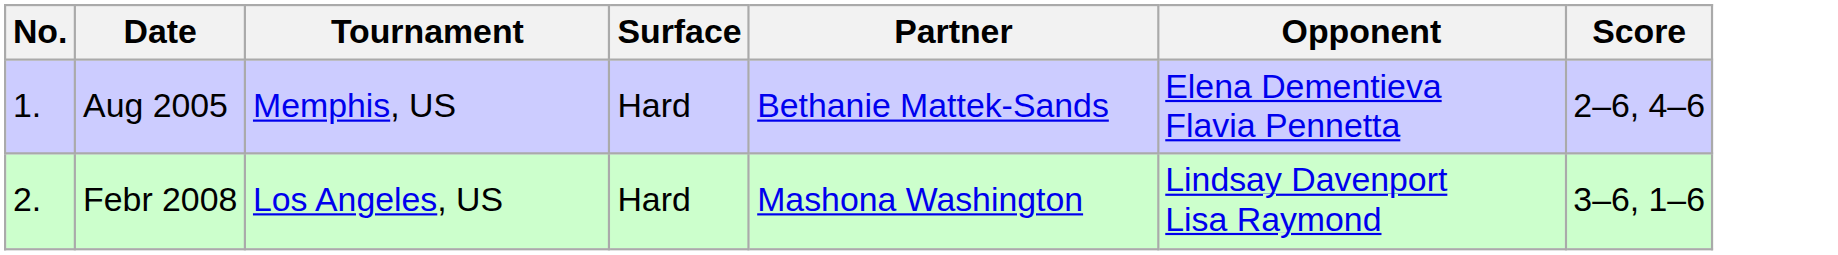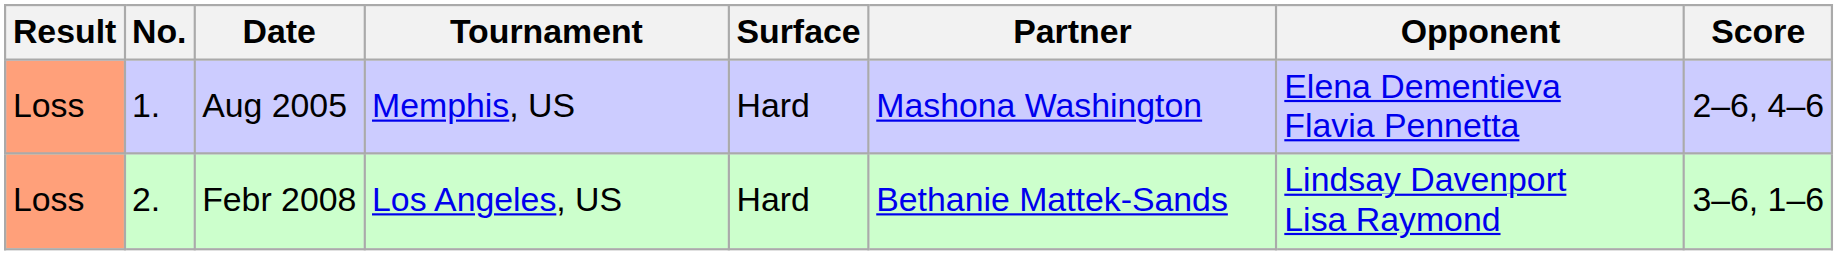+ column: (65, 31)
(933, 105) Bethanie Mattek-Sands -> (1039, 105) Mashona Washington
(920, 200) Mashona Washington -> (1052, 200) Bethanie Mattek-Sands
